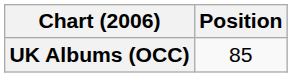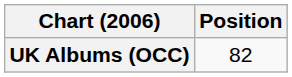(241, 54) 85 -> (241, 54) 82
